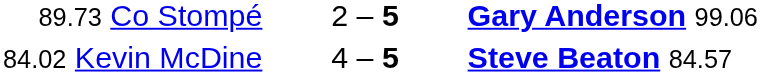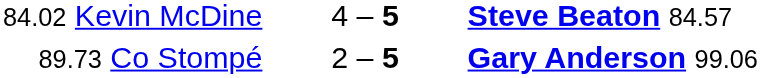rows swapped: (150, 15) <-> (133, 57)
